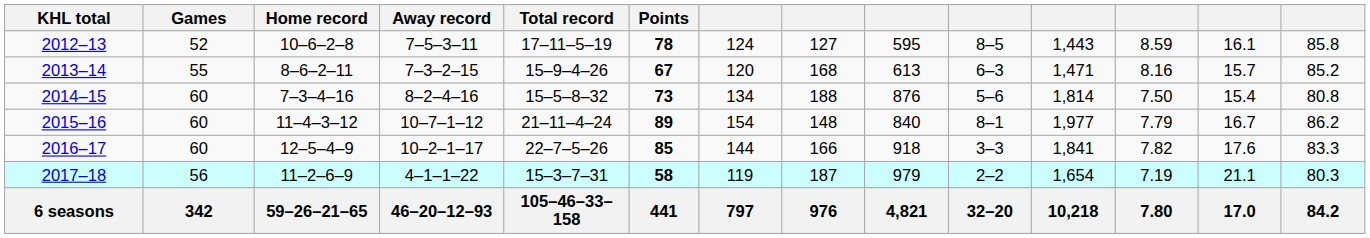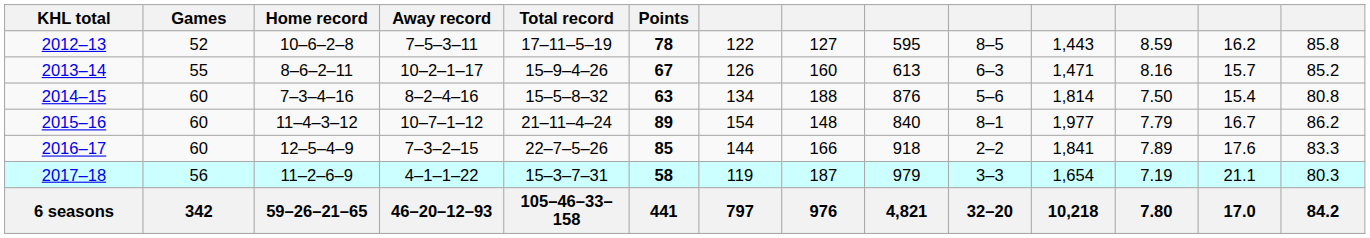(740, 44) 124 -> (740, 44) 122
(1240, 44) 16.1 -> (1240, 44) 16.2
(442, 70) 7–3–2–15 -> (442, 70) 10–2–1–17
(740, 70) 120 -> (740, 70) 126
(823, 70) 168 -> (823, 70) 160
(664, 97) 73 -> (664, 97) 63
(442, 149) 10–2–1–17 -> (442, 149) 7–3–2–15
(990, 149) 3–3 -> (990, 149) 2–2
(1156, 149) 7.82 -> (1156, 149) 7.89
(990, 175) 2–2 -> (990, 175) 3–3
